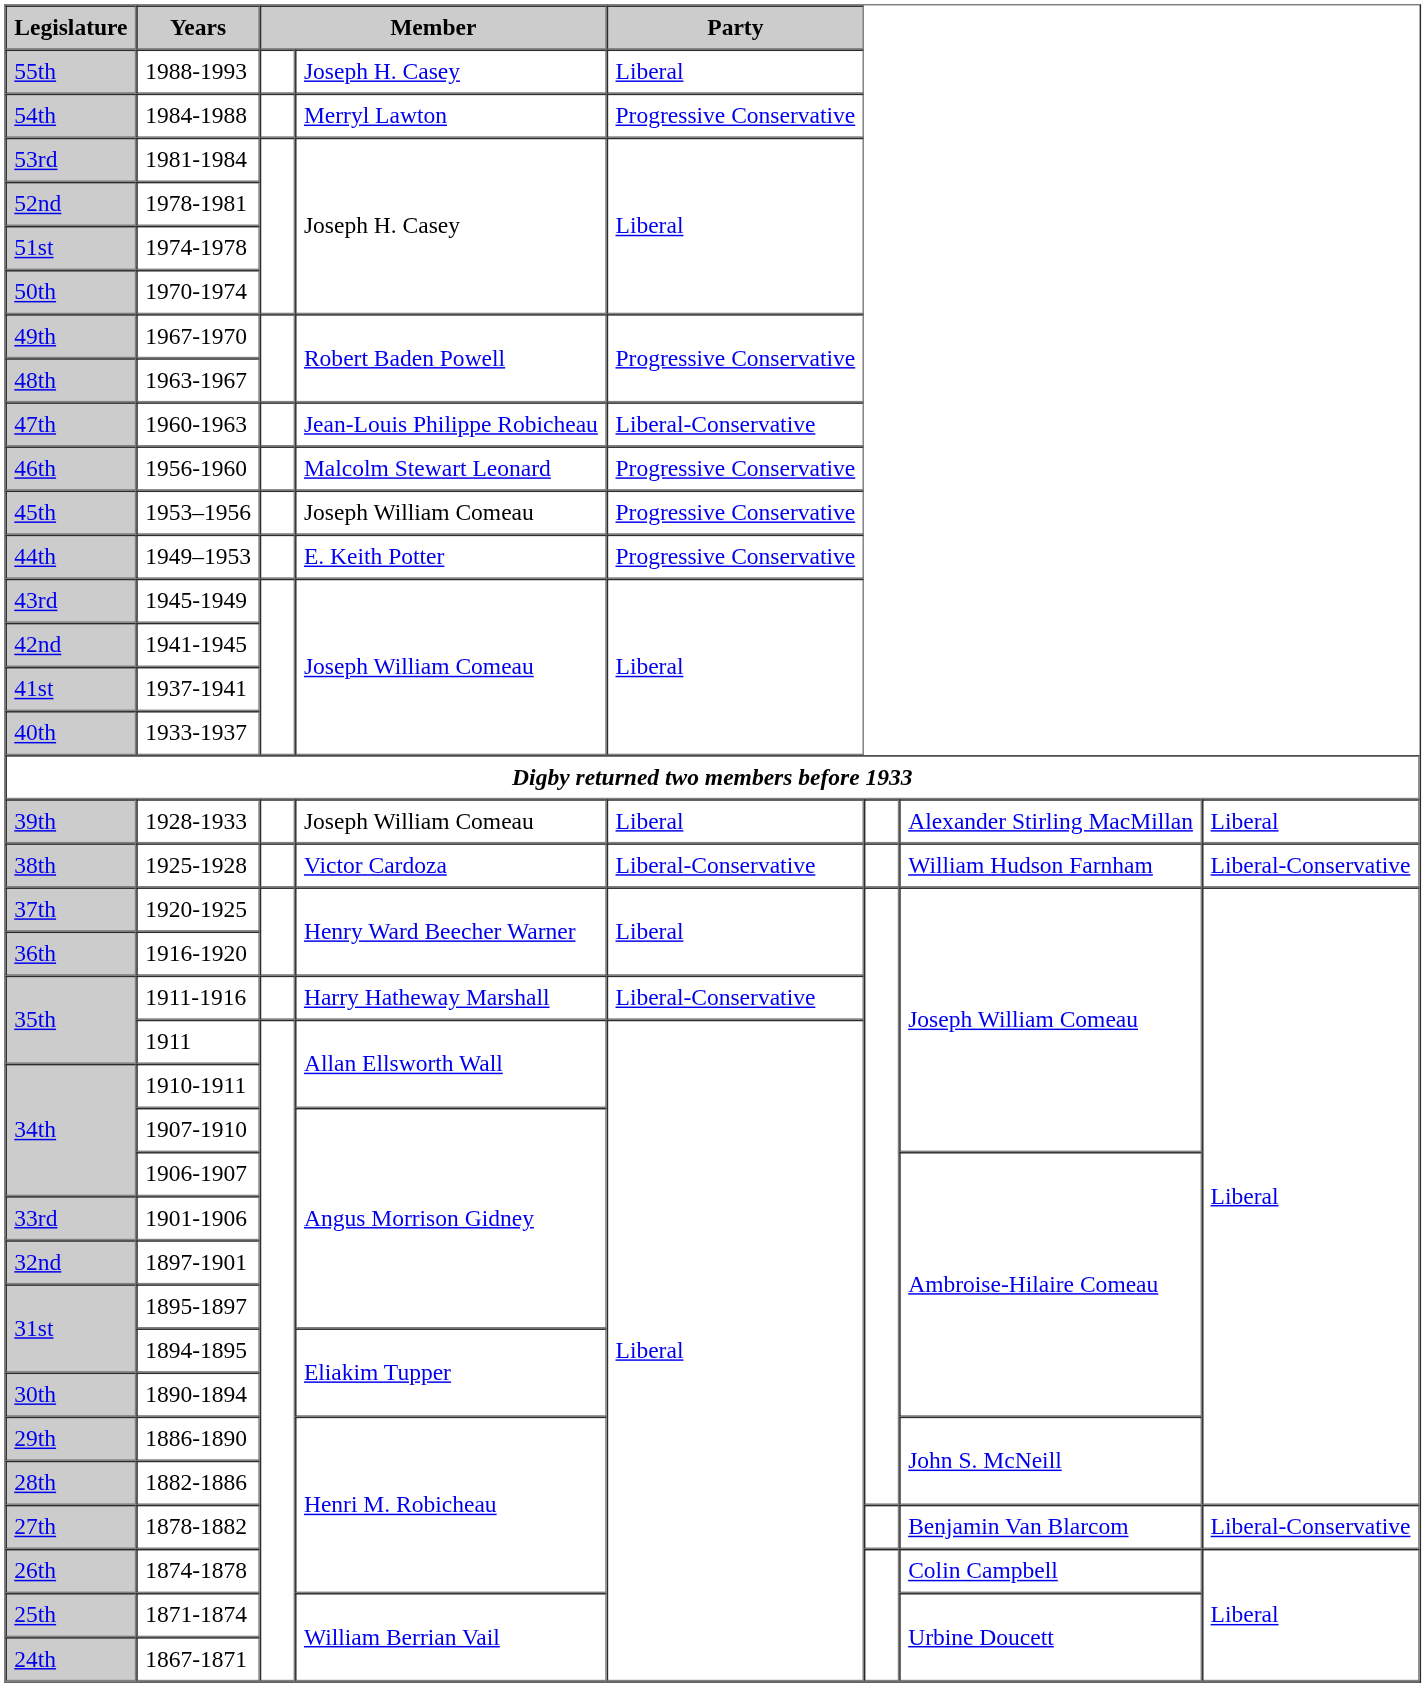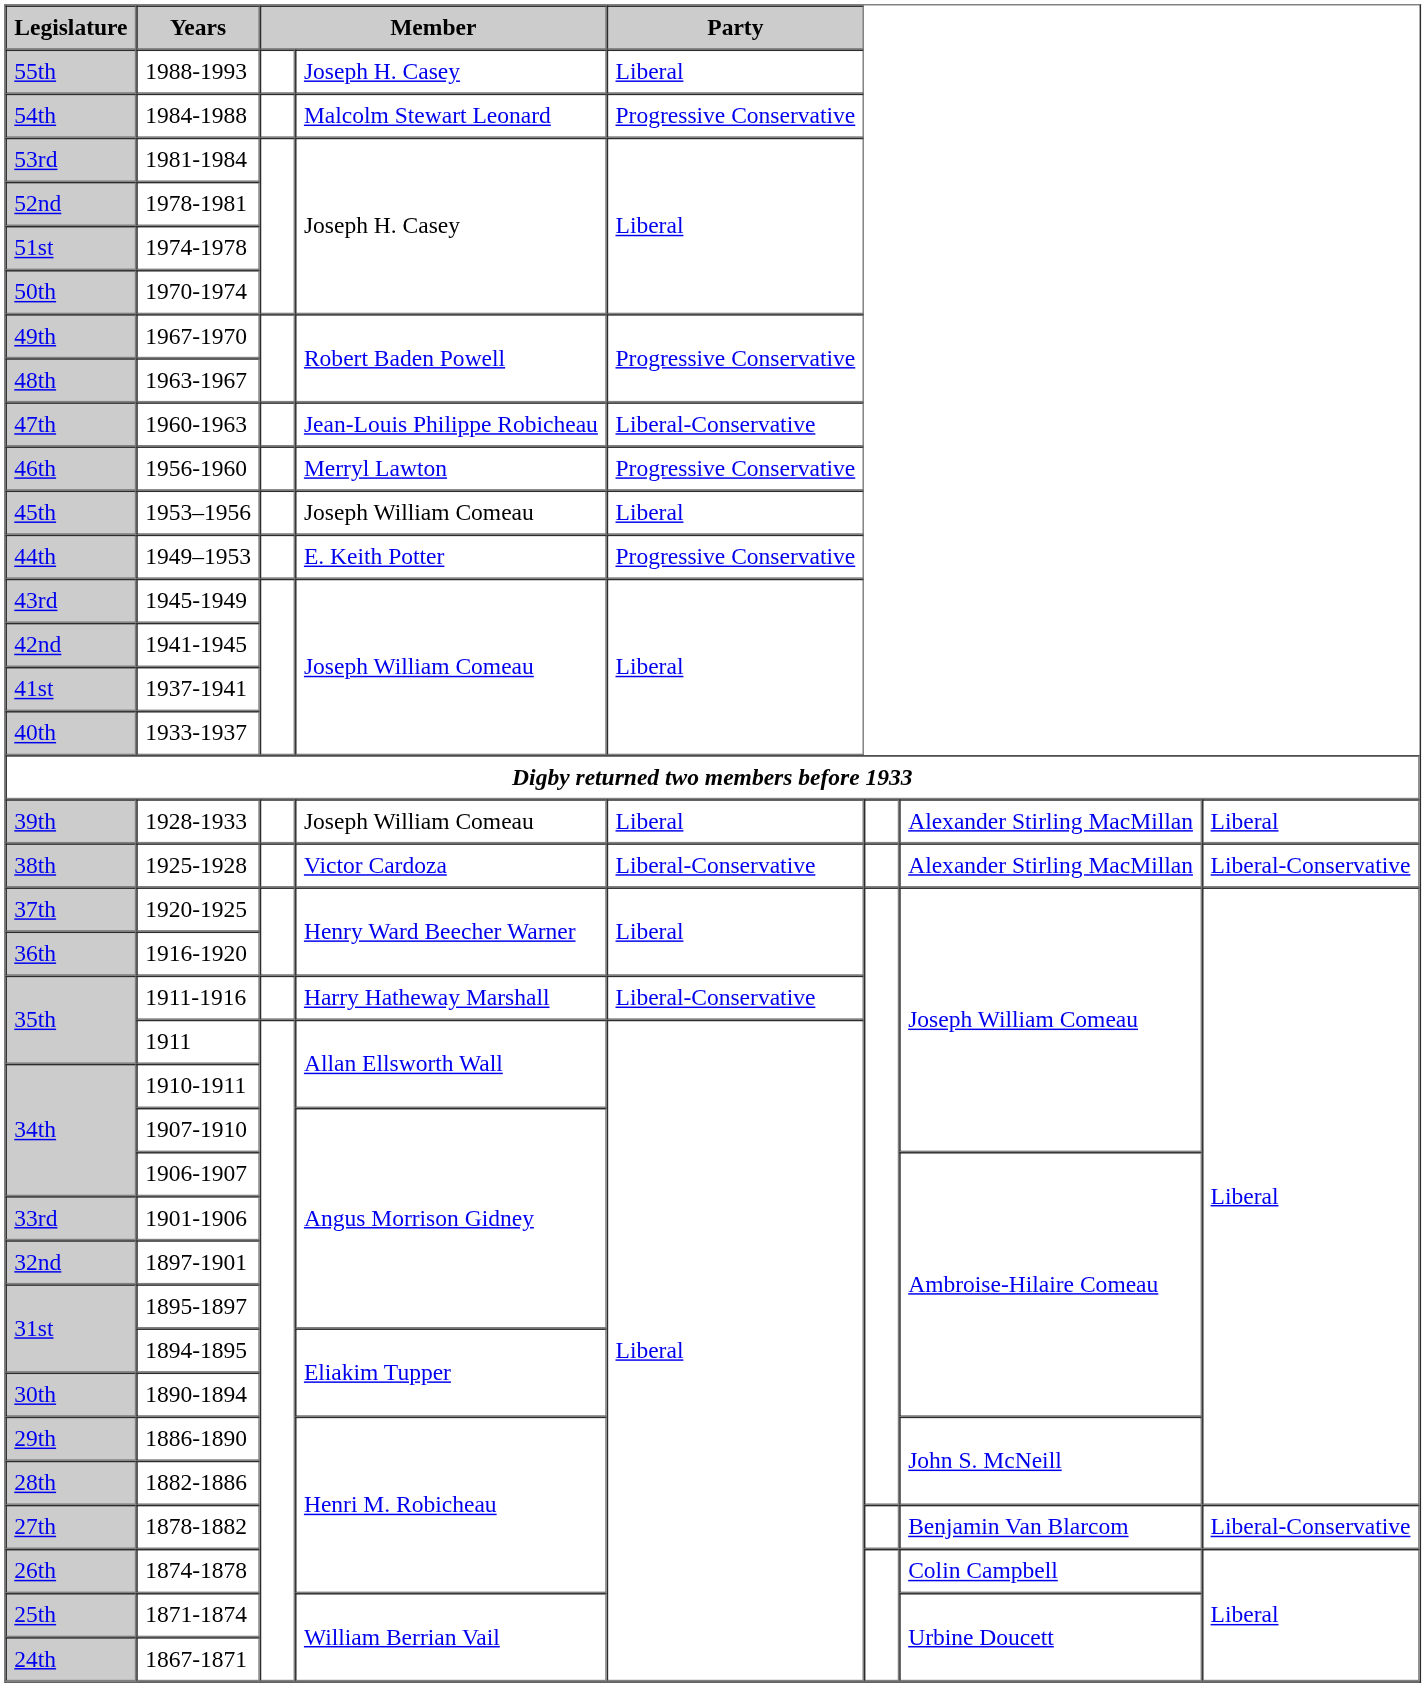(375, 115) Merryl Lawton -> (427, 115) Malcolm Stewart Leonard
(427, 468) Malcolm Stewart Leonard -> (375, 468) Merryl Lawton
(735, 512) Progressive Conservative -> (649, 512) Liberal
(1031, 865) William Hudson Farnham -> (1051, 865) Alexander Stirling MacMillan
